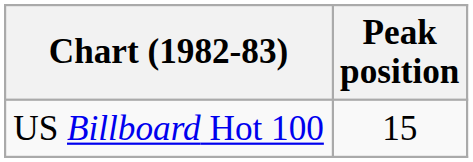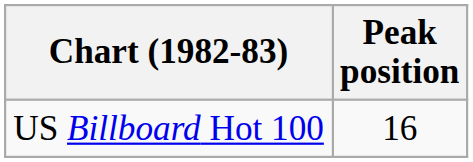(400, 127) 15 -> (400, 127) 16
